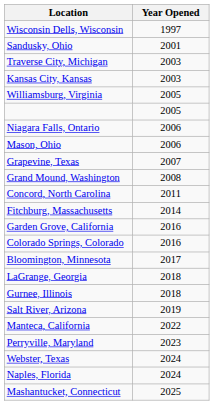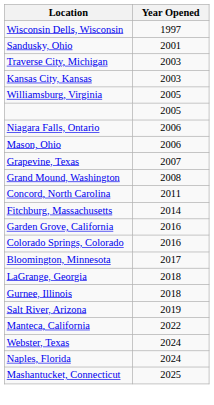- row: (50, 342)
